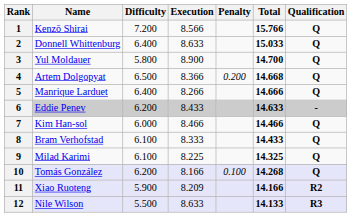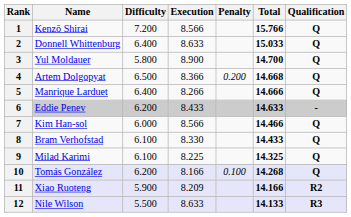(192, 124) 8.466 -> (192, 124) 8.566
(192, 140) 8.333 -> (192, 140) 8.330
